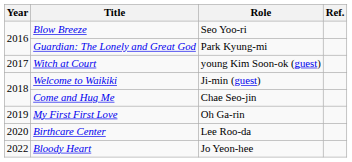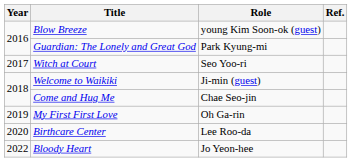(224, 30) Seo Yoo-ri -> (261, 30) young Kim Soon-ok (guest)
(261, 64) young Kim Soon-ok (guest) -> (224, 64) Seo Yoo-ri
